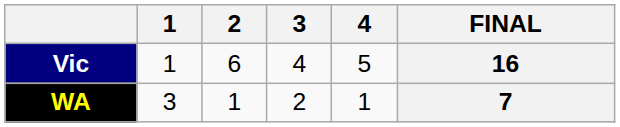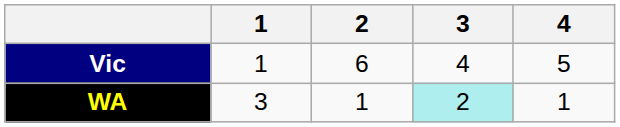- column: (506, 24)
(299, 102) no background -> (463, 102) paleturquoise background
